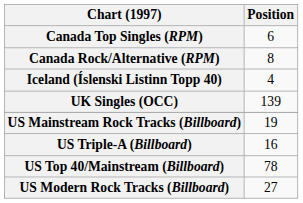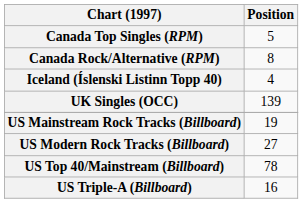(271, 36) 6 -> (271, 36) 5
rows swapped: (124, 187) <-> (124, 144)
